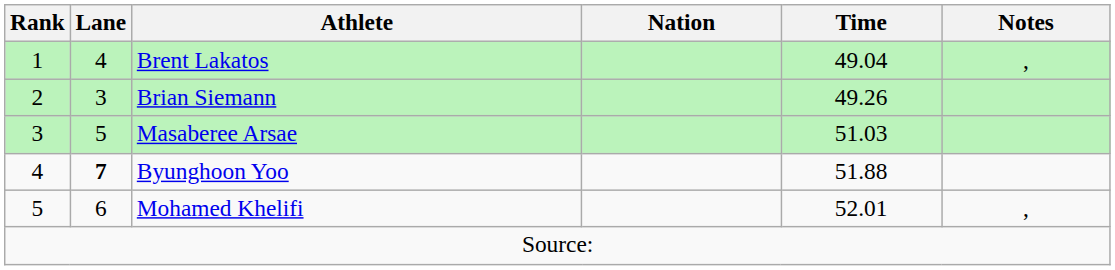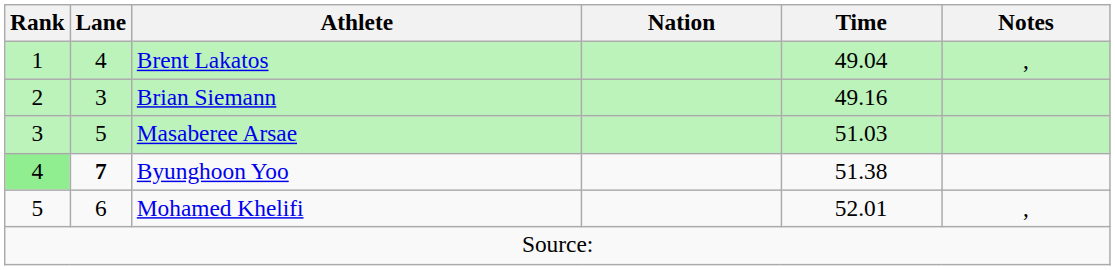(861, 97) 49.26 -> (861, 97) 49.16
(37, 171) no background -> (37, 171) lightgreen background
(861, 171) 51.88 -> (861, 171) 51.38
